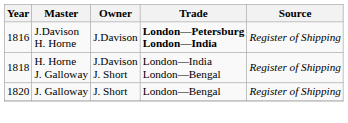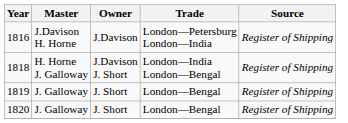(194, 37) bold -> (190, 37) normal
+ row: (18, 91)
